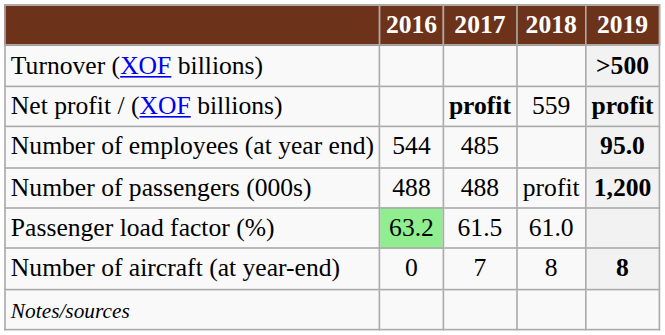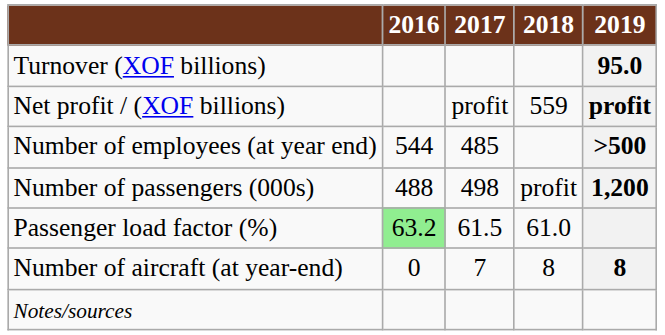(622, 65) >500 -> (620, 65) 95.0
(480, 106) bold -> (480, 106) normal
(622, 146) 95.0 -> (620, 146) >500
(480, 187) 488 -> (480, 187) 498
